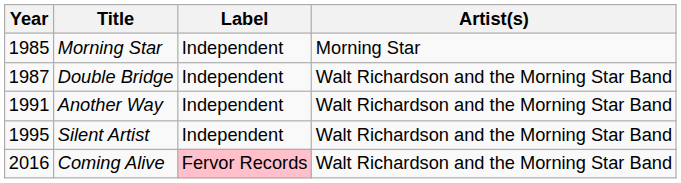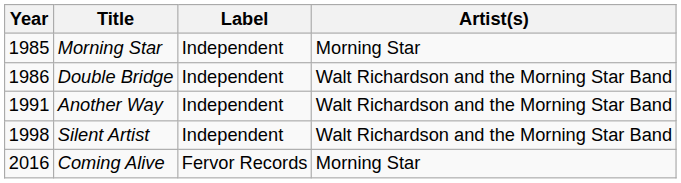(29, 76) 1987 -> (29, 76) 1986
(29, 134) 1995 -> (29, 134) 1998
(245, 163) pink background -> (245, 163) no background
(494, 163) Walt Richardson and the Morning Star Band -> (368, 163) Morning Star
